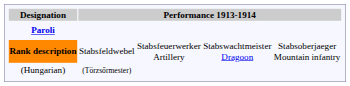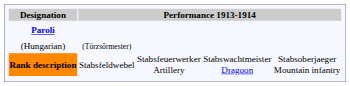rows swapped: (43, 51) <-> (43, 70)
